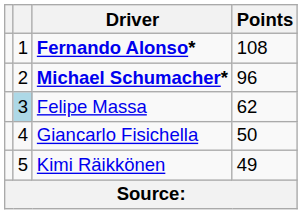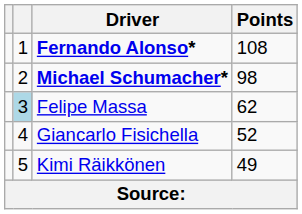(247, 77) 96 -> (247, 77) 98
(247, 135) 50 -> (247, 135) 52
